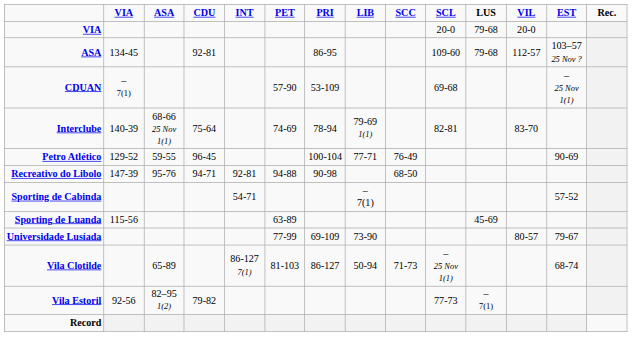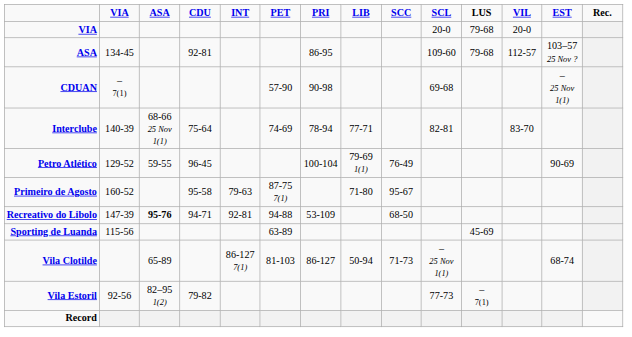(325, 87) 53-109 -> (321, 87) 90-98
(365, 128) 79-69 1(1) -> (361, 128) 77-71
(365, 157) 77-71 -> (361, 163) 79-69 1(1)
+ row: (55, 192)
(164, 174) normal -> (160, 215) bold
(325, 174) 90-98 -> (321, 215) 53-109
- row: (56, 197)
- row: (54, 236)
